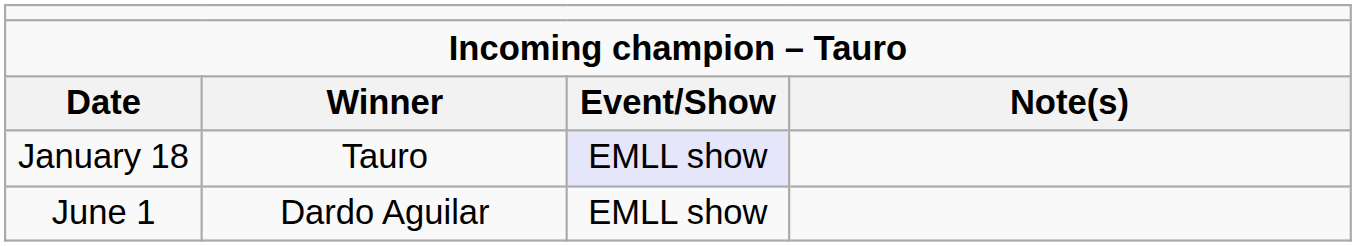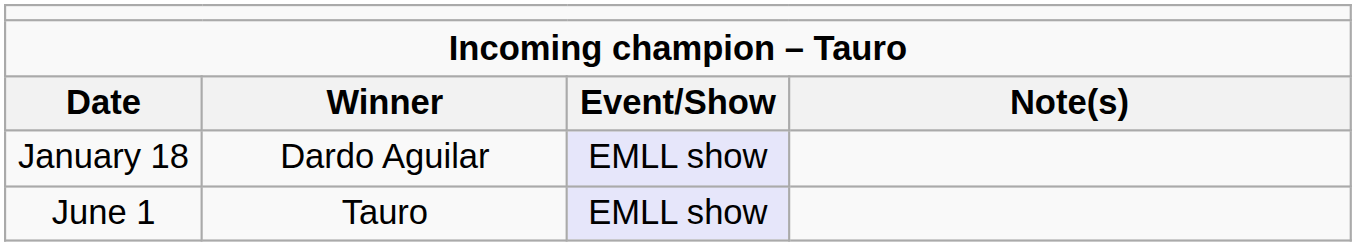(385, 157) Tauro -> (385, 157) Dardo Aguilar
(385, 212) Dardo Aguilar -> (385, 212) Tauro
(678, 212) no background -> (678, 212) lavender background
